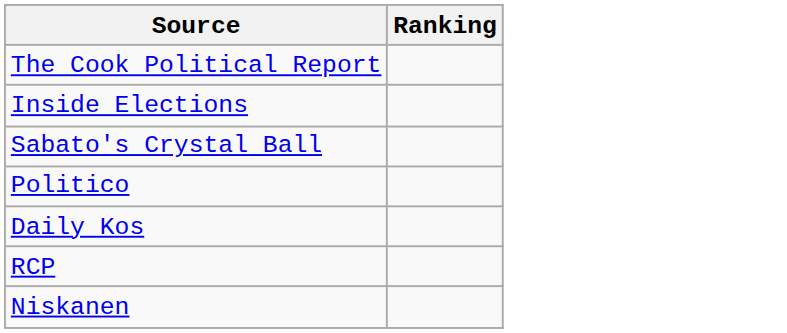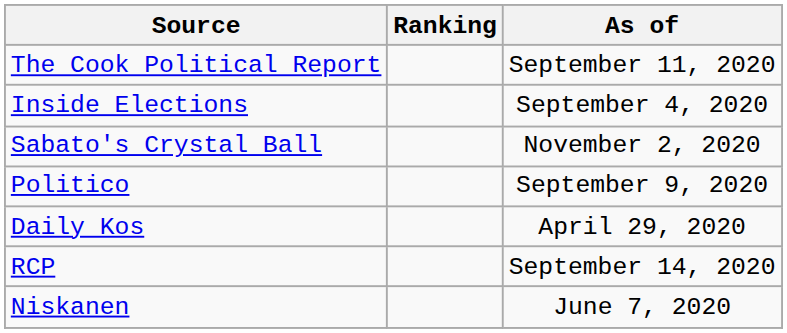+ column: (642, 25)
